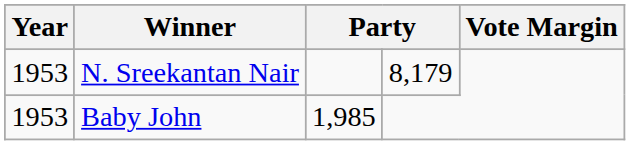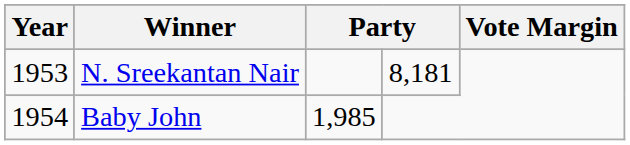(421, 71) 8,179 -> (421, 71) 8,181
(40, 116) 1953 -> (40, 116) 1954
